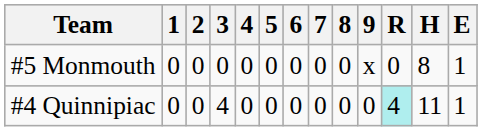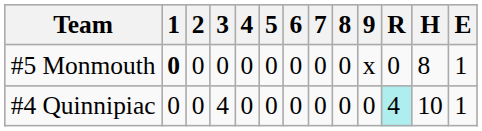(174, 65) normal -> (174, 65) bold
(430, 105) 11 -> (430, 105) 10
